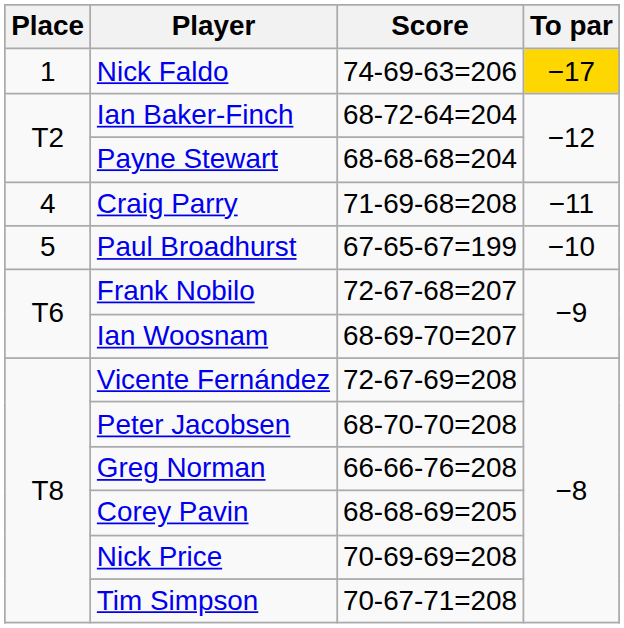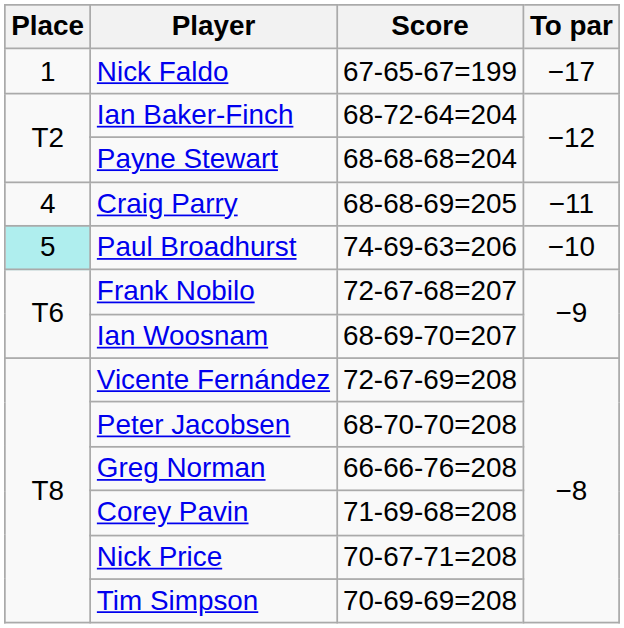(430, 70) 74-69-63=206 -> (430, 70) 67-65-67=199
(571, 70) gold background -> (571, 70) no background
(430, 203) 71-69-68=208 -> (430, 203) 68-68-69=205
(48, 247) no background -> (48, 247) paleturquoise background
(430, 247) 67-65-67=199 -> (430, 247) 74-69-63=206
(430, 512) 68-68-69=205 -> (430, 512) 71-69-68=208
(430, 556) 70-69-69=208 -> (430, 556) 70-67-71=208
(430, 600) 70-67-71=208 -> (430, 600) 70-69-69=208
